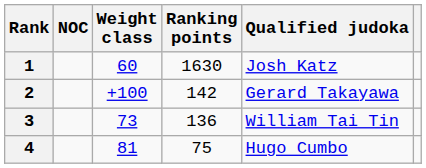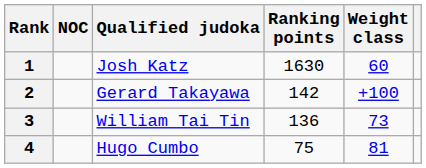columns swapped: (327, 28) <-> (127, 28)
